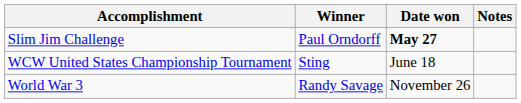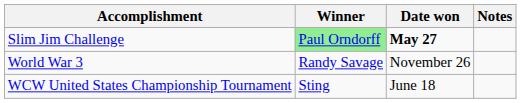(339, 39) no background -> (339, 39) lightgreen background
rows swapped: (150, 62) <-> (45, 86)
